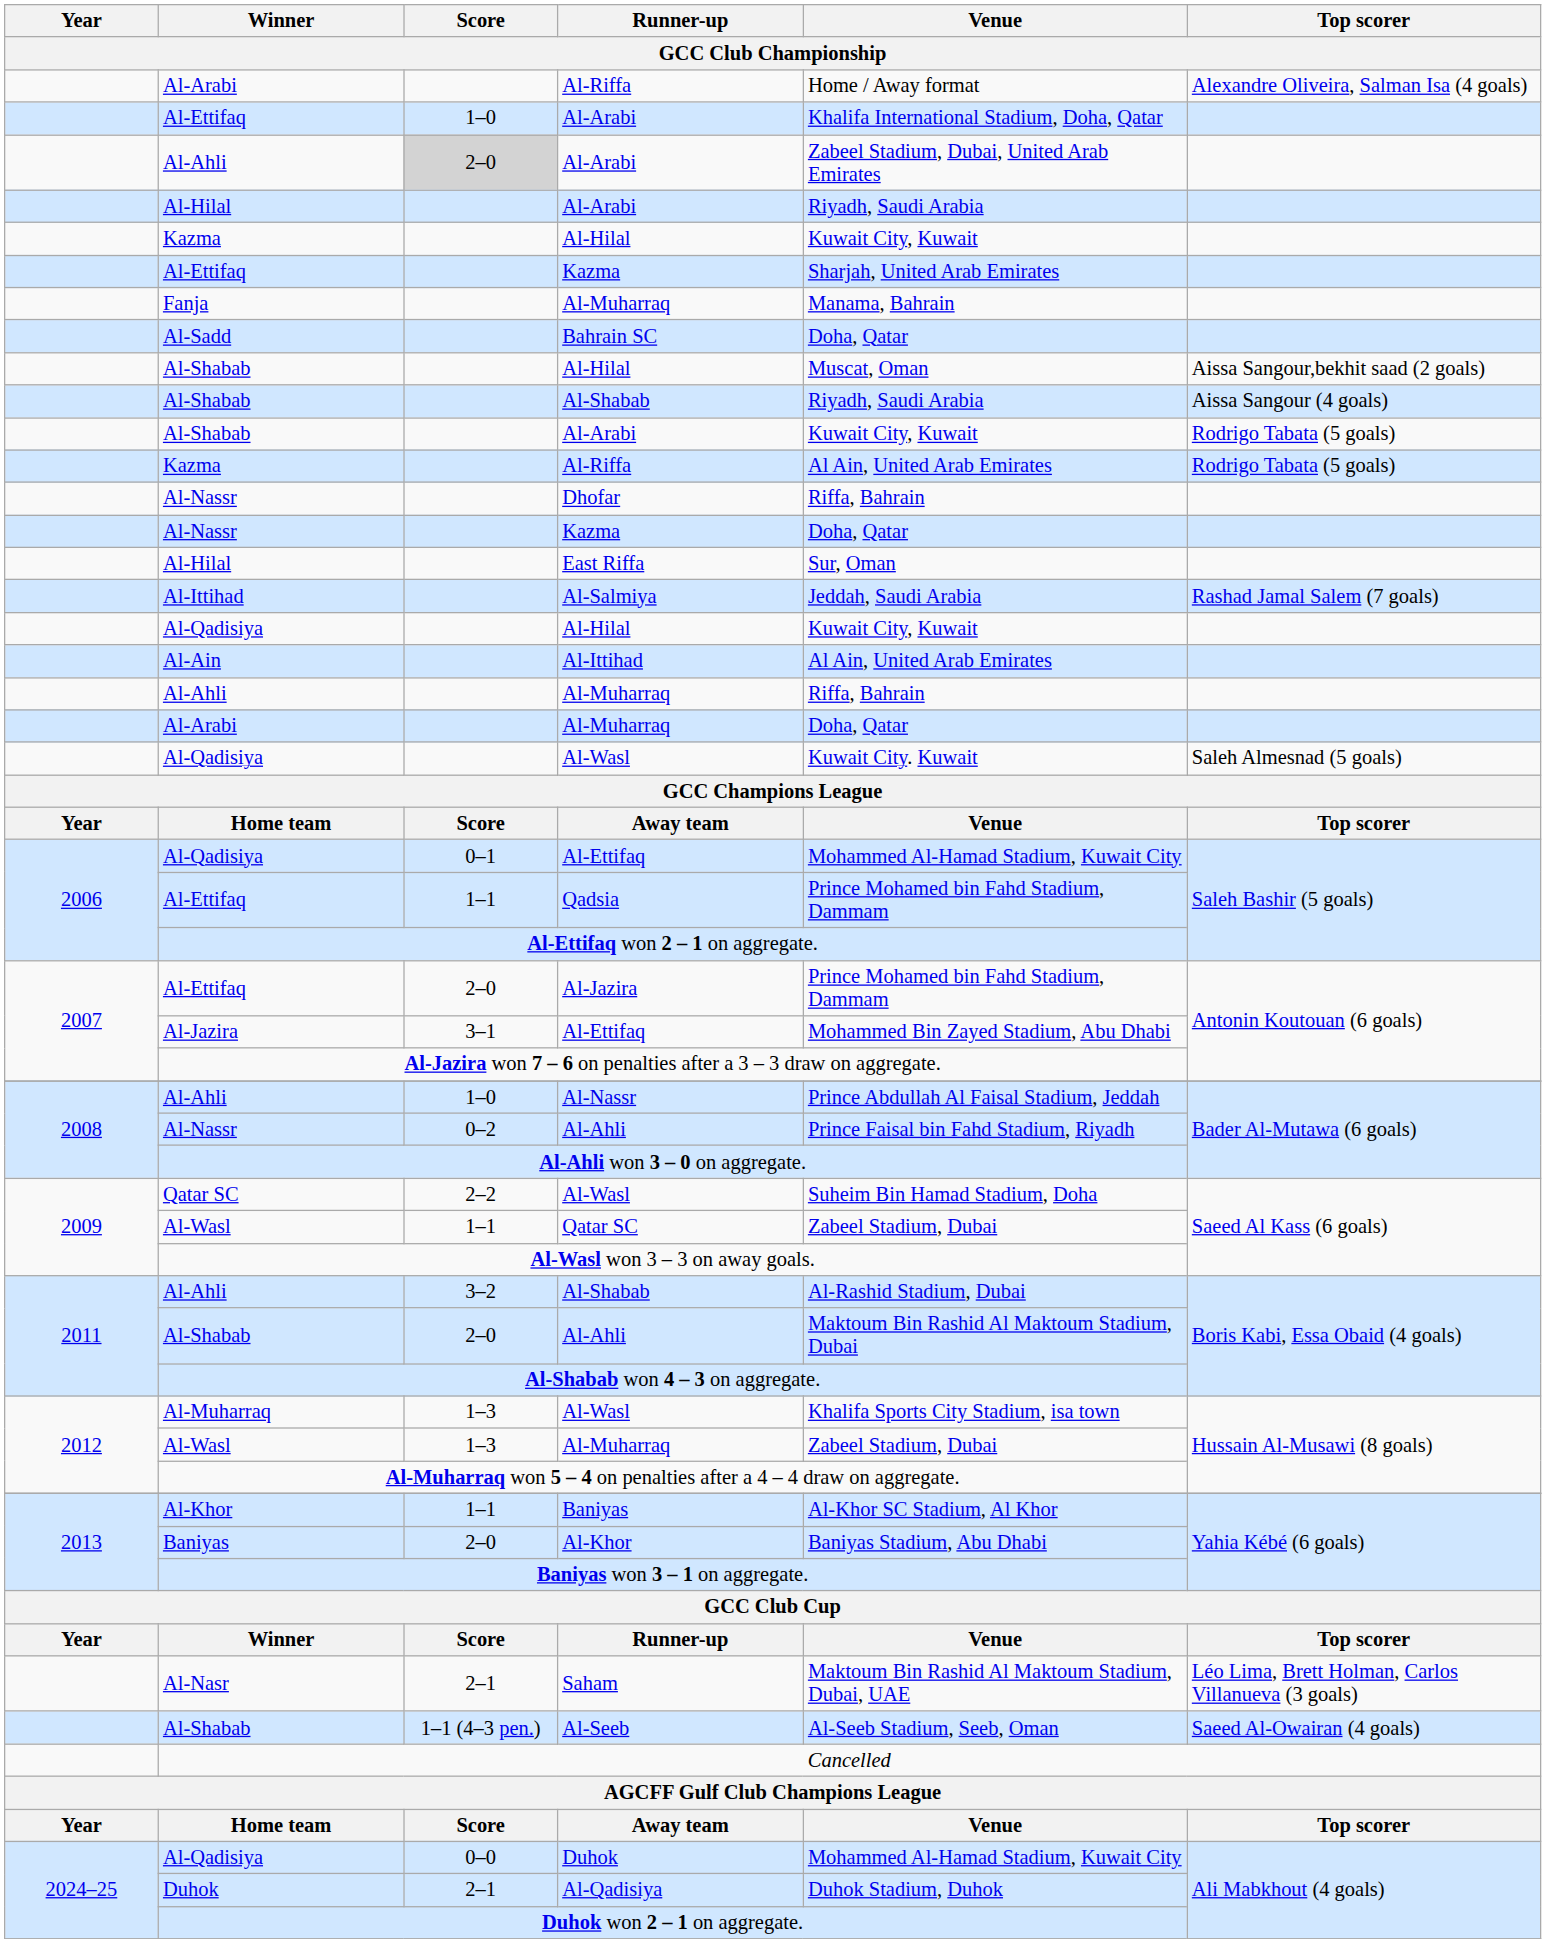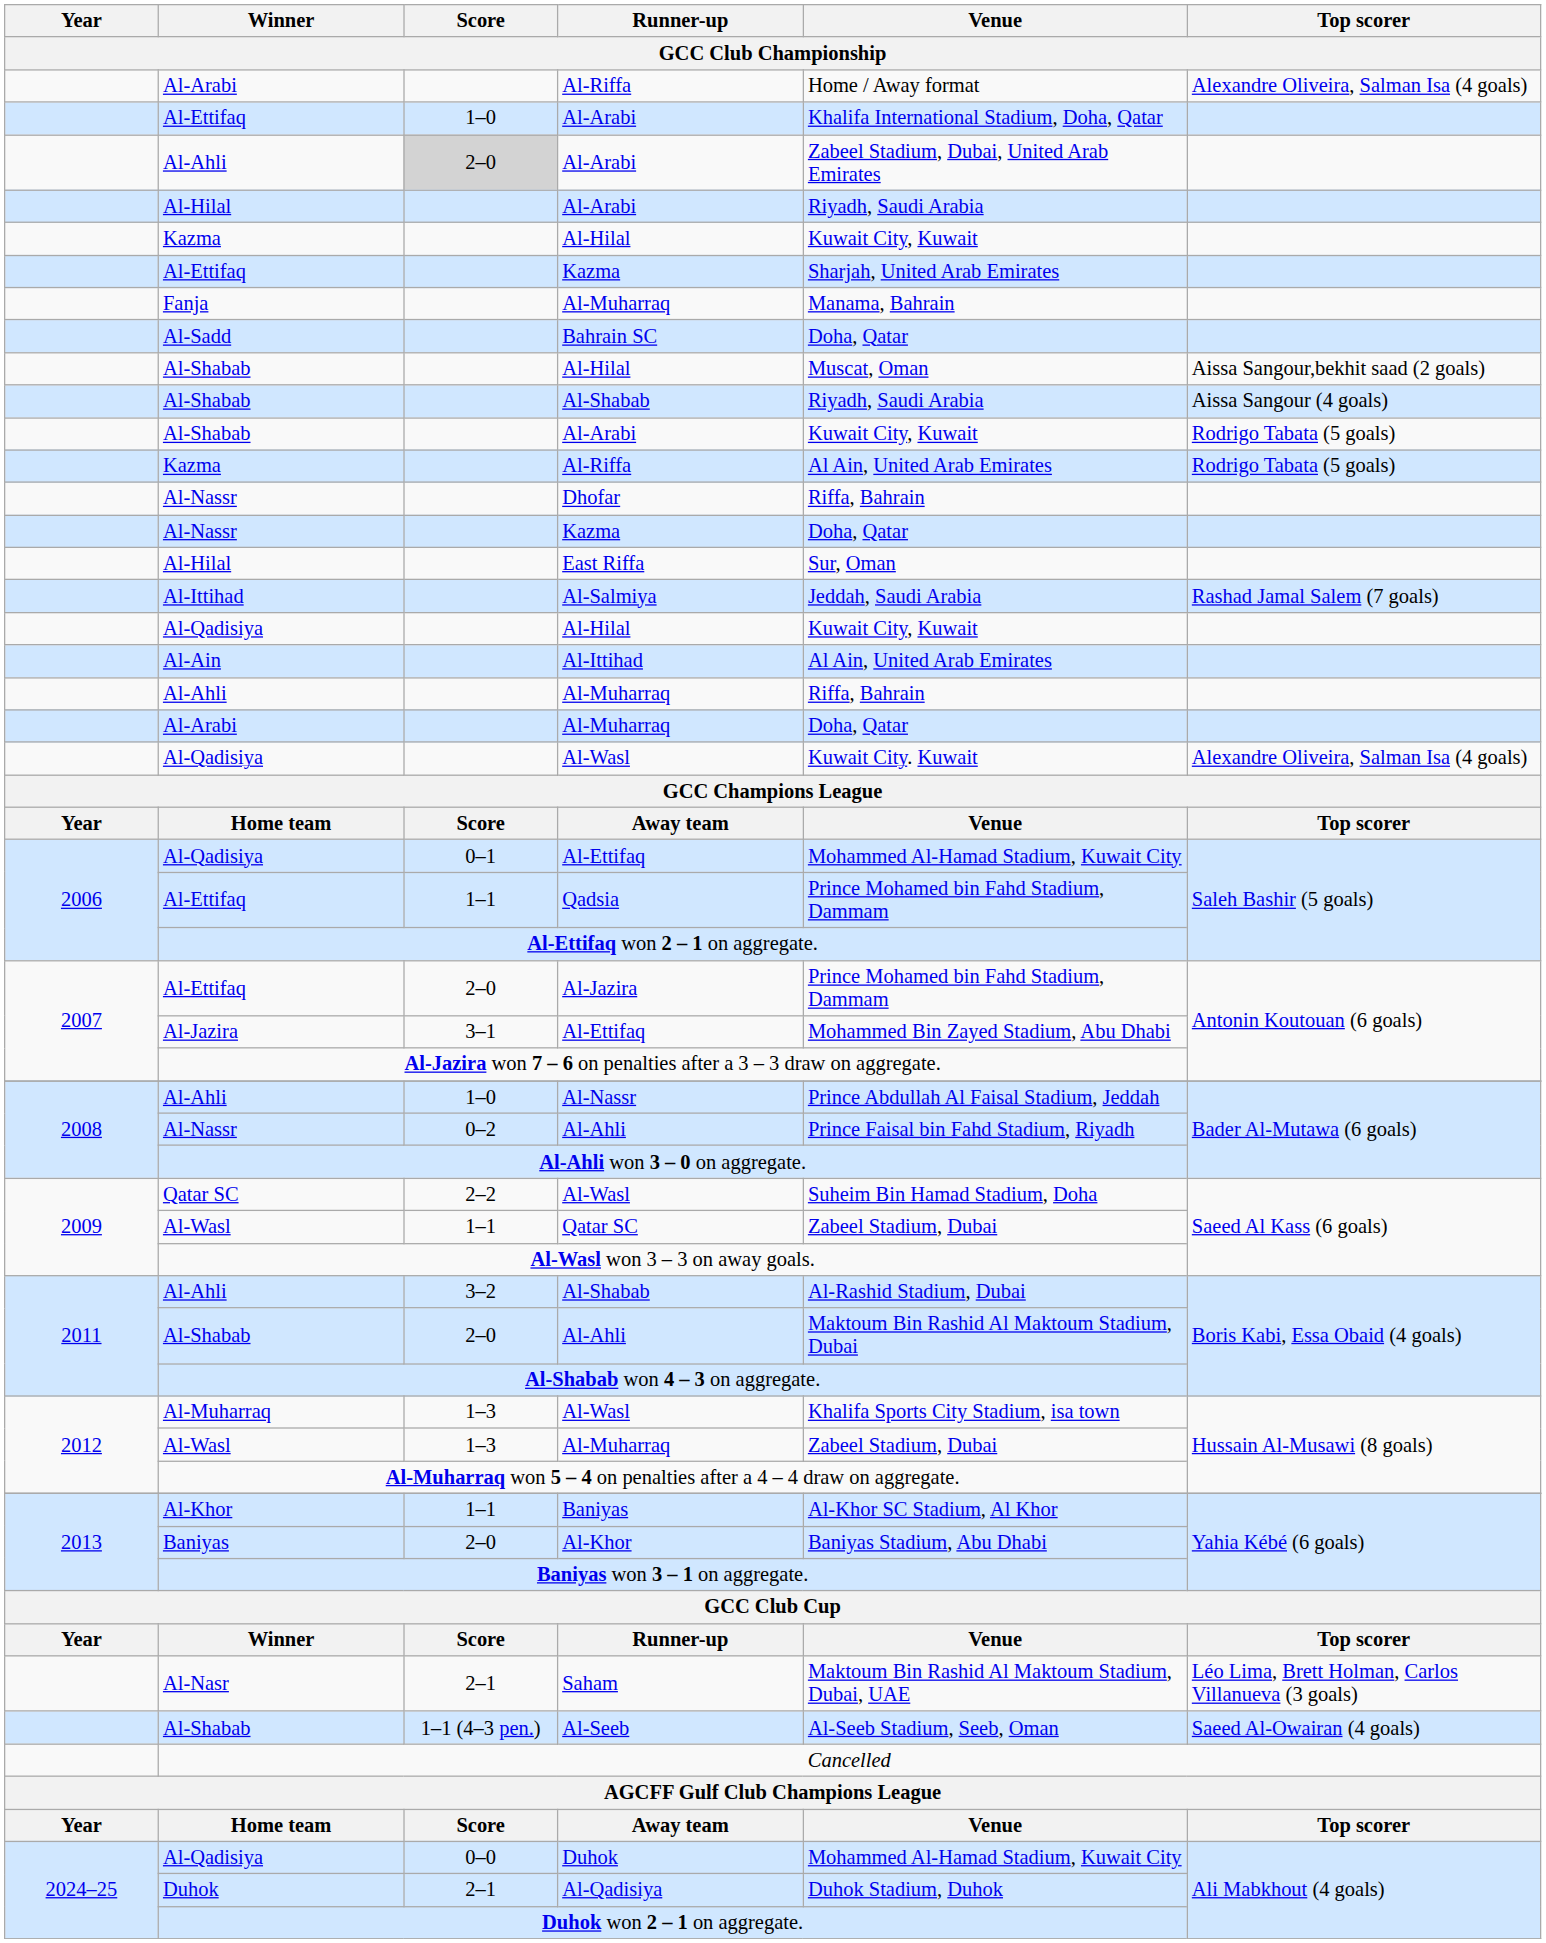(1297, 758) Saleh Almesnad (5 goals) -> (1360, 758) Alexandre Oliveira, Salman Isa (4 goals)
